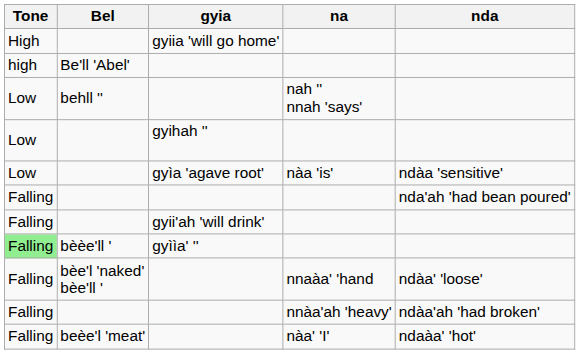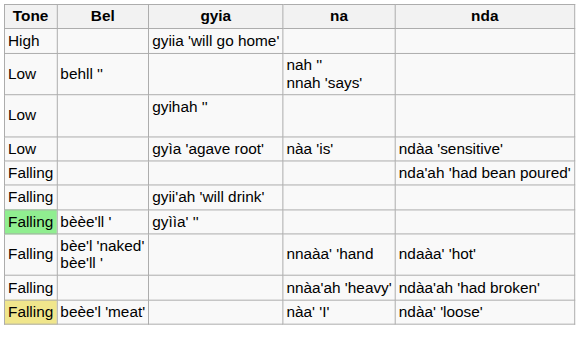- row: (95, 65)
(441, 279) ndàa' 'loose' -> (437, 254) ndaàa' 'hot'
(31, 336) no background -> (31, 312) khaki background
(437, 336) ndaàa' 'hot' -> (441, 312) ndàa' 'loose'
